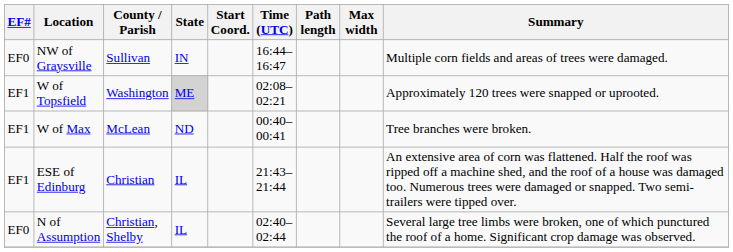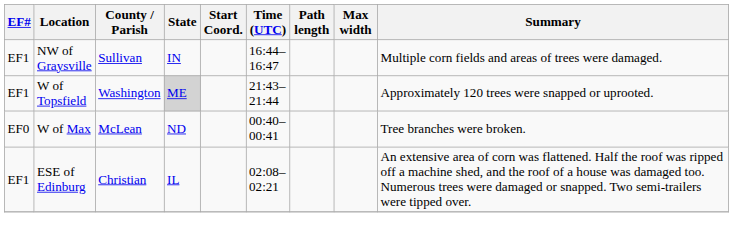(18, 57) EF0 -> (18, 57) EF1
(274, 93) 02:08–02:21 -> (267, 93) 21:43–21:44
(18, 128) EF1 -> (18, 128) EF0
(274, 179) 21:43–21:44 -> (267, 179) 02:08–02:21
- row: (69, 229)
